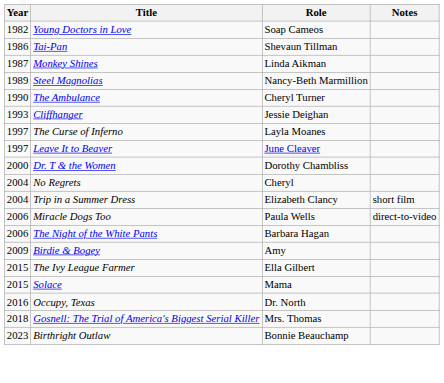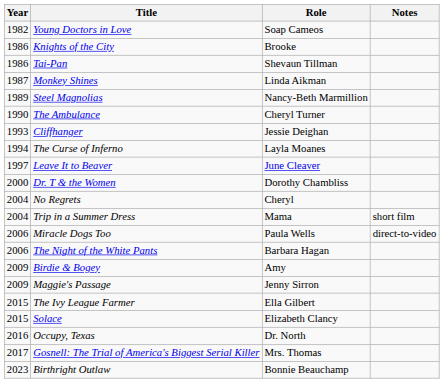+ row: (74, 47)
(18, 132) 1997 -> (18, 149) 1994
(301, 200) Elizabeth Clancy -> (278, 217) Mama
+ row: (72, 285)
(278, 285) Mama -> (301, 319) Elizabeth Clancy
(18, 319) 2018 -> (18, 353) 2017
